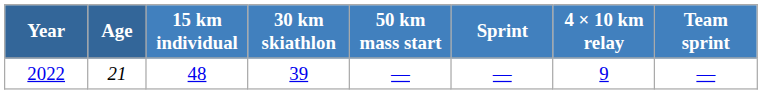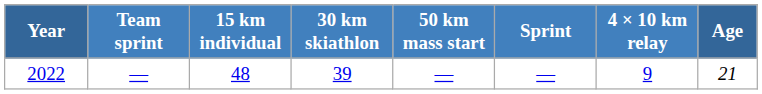columns swapped: (117, 31) <-> (706, 31)
